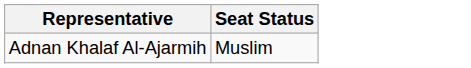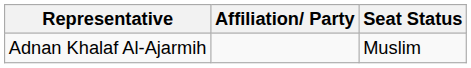+ column: (285, 18)
